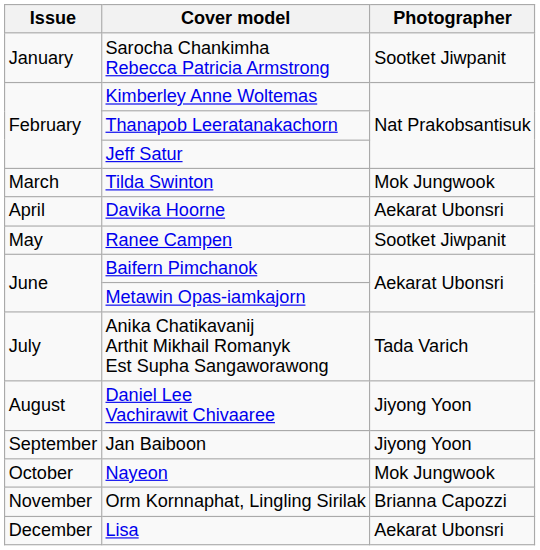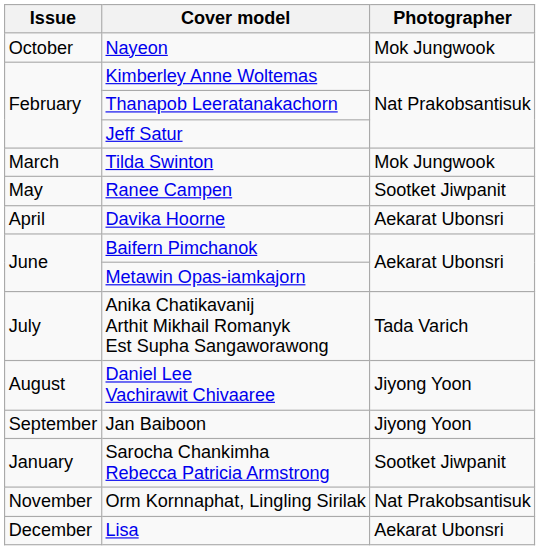rows swapped: (218, 57) <-> (137, 472)
rows swapped: (165, 211) <-> (169, 239)
(440, 501) Brianna Capozzi -> (453, 501) Nat Prakobsantisuk
